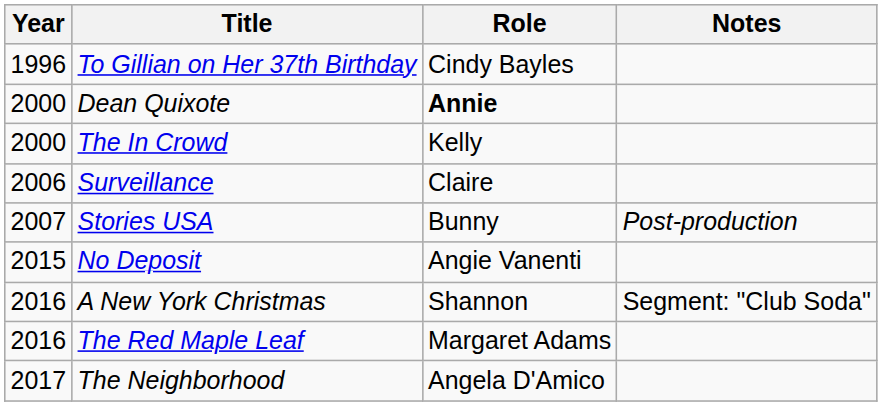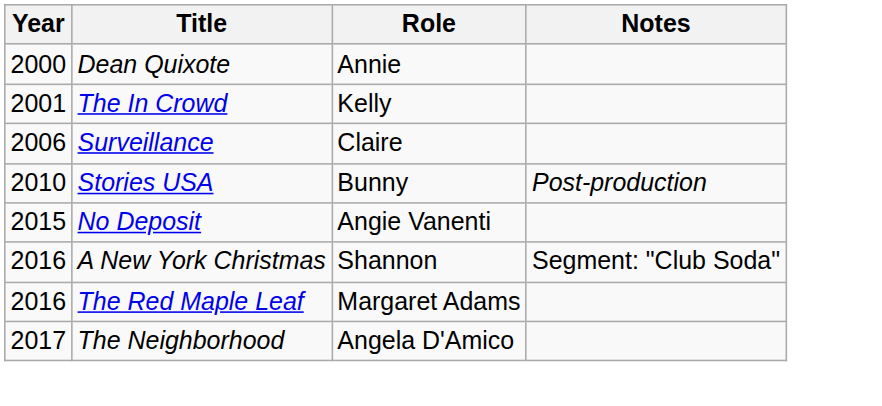- row: (247, 63)
(463, 103) bold -> (369, 63) normal
(38, 143) 2000 -> (38, 103) 2001
(38, 222) 2007 -> (38, 182) 2010
